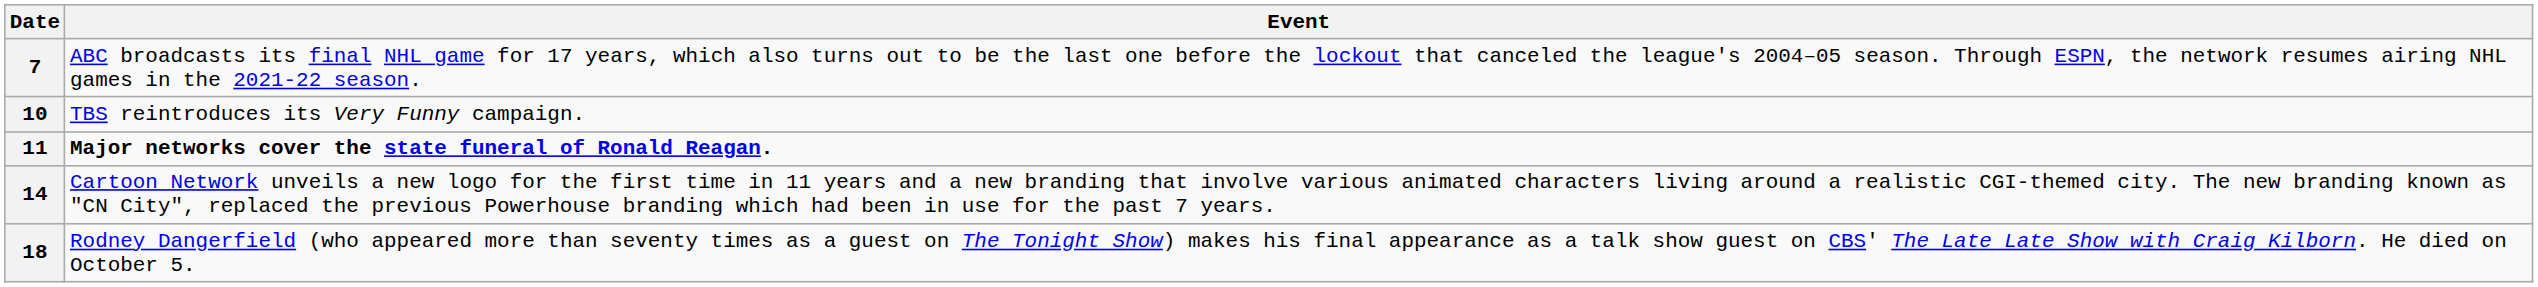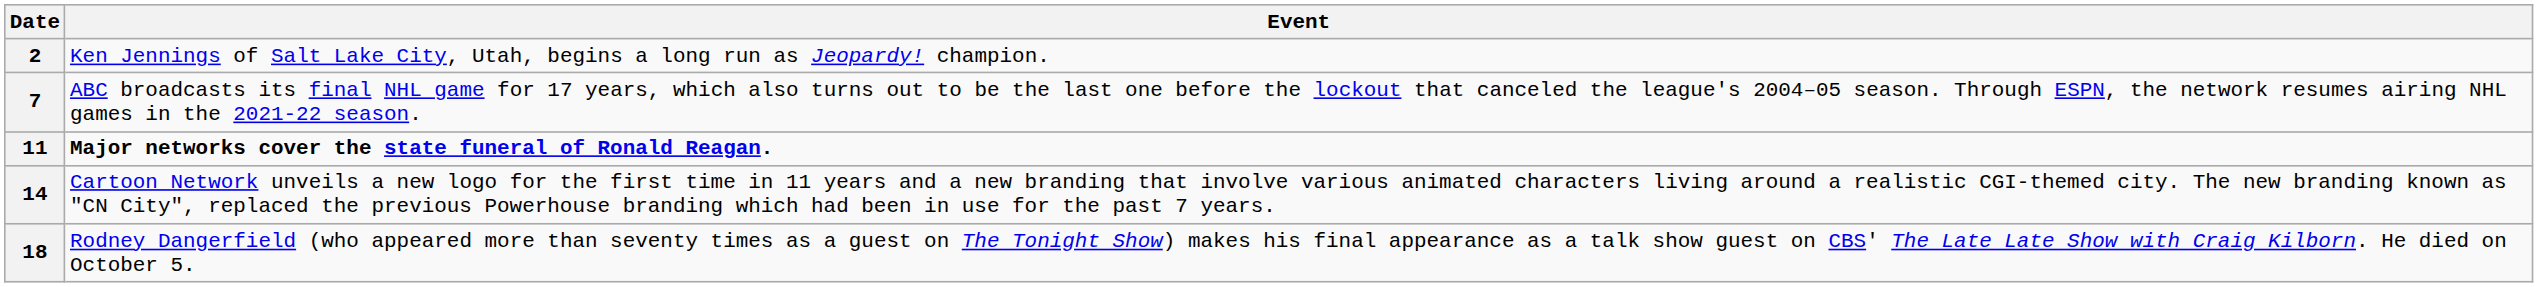+ row: (35, 56)
- row: (35, 114)
